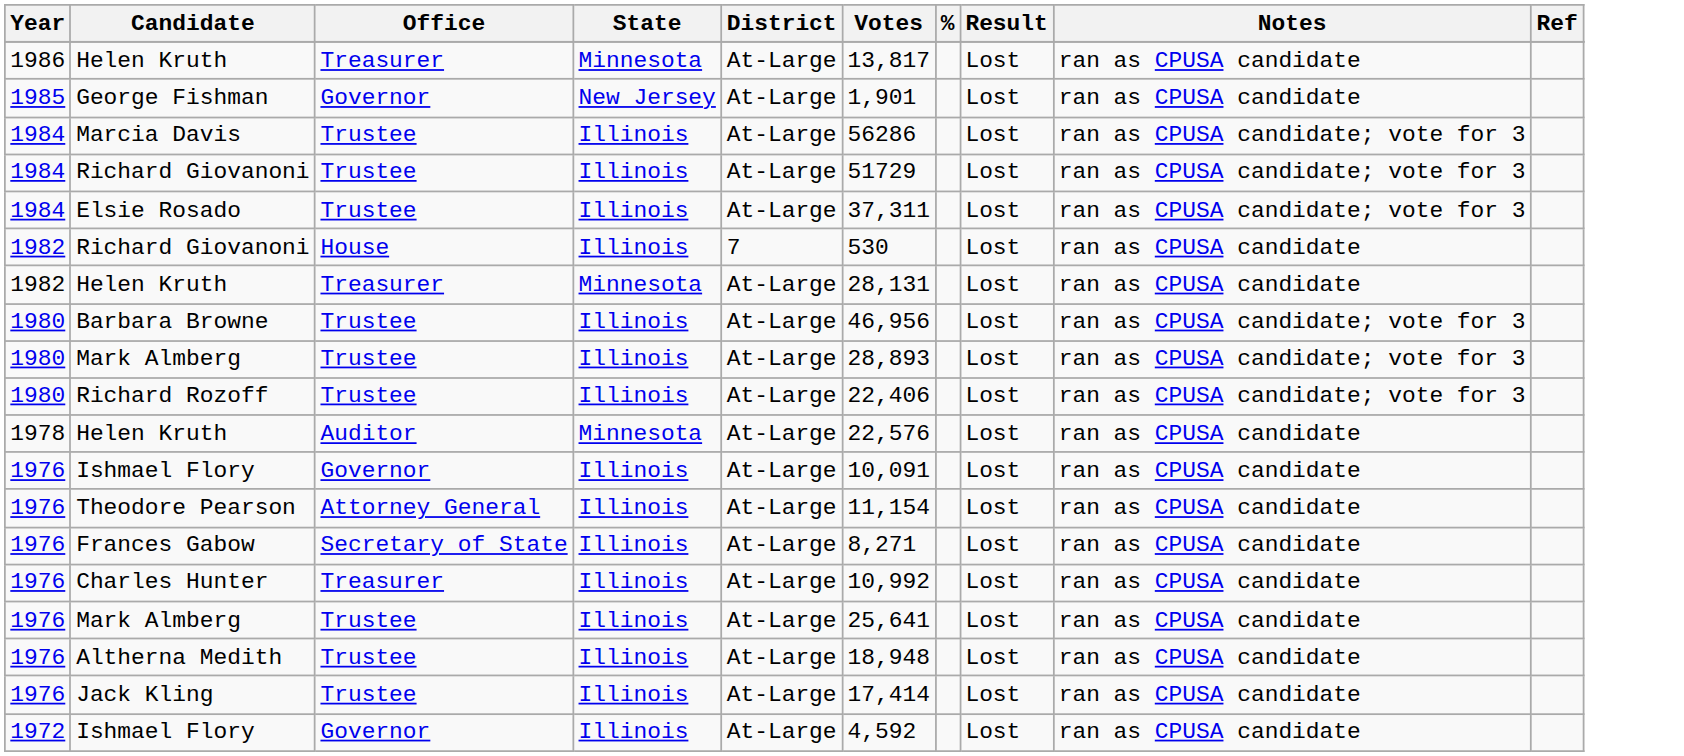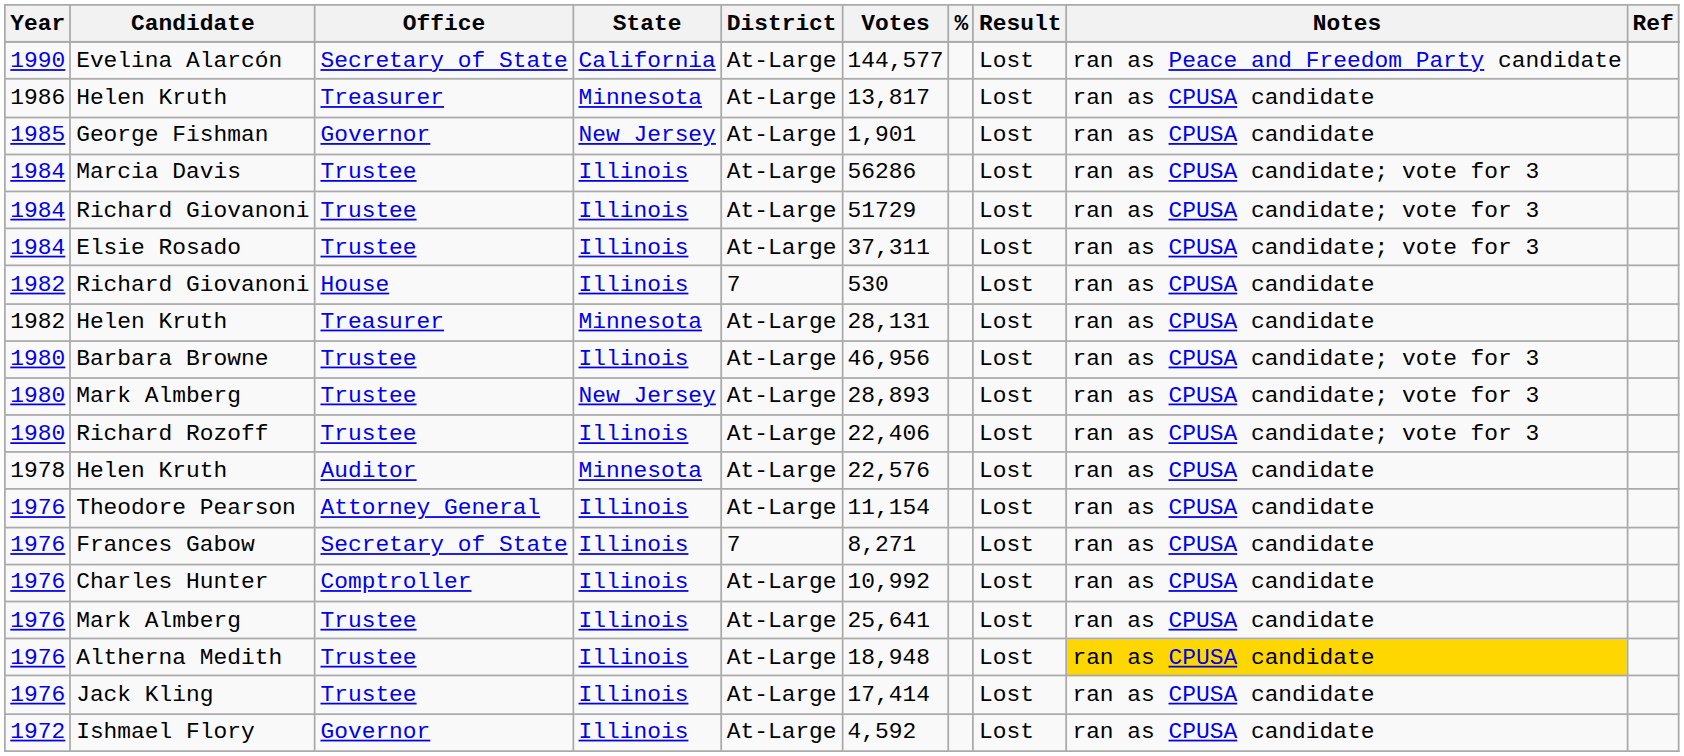+ row: (38, 61)
(633, 359) Illinois -> (647, 396) New Jersey
- row: (38, 471)
(782, 546) At-Large -> (734, 546) 7
(382, 583) Treasurer -> (396, 583) Comptroller
(1210, 657) no background -> (1223, 657) gold background
